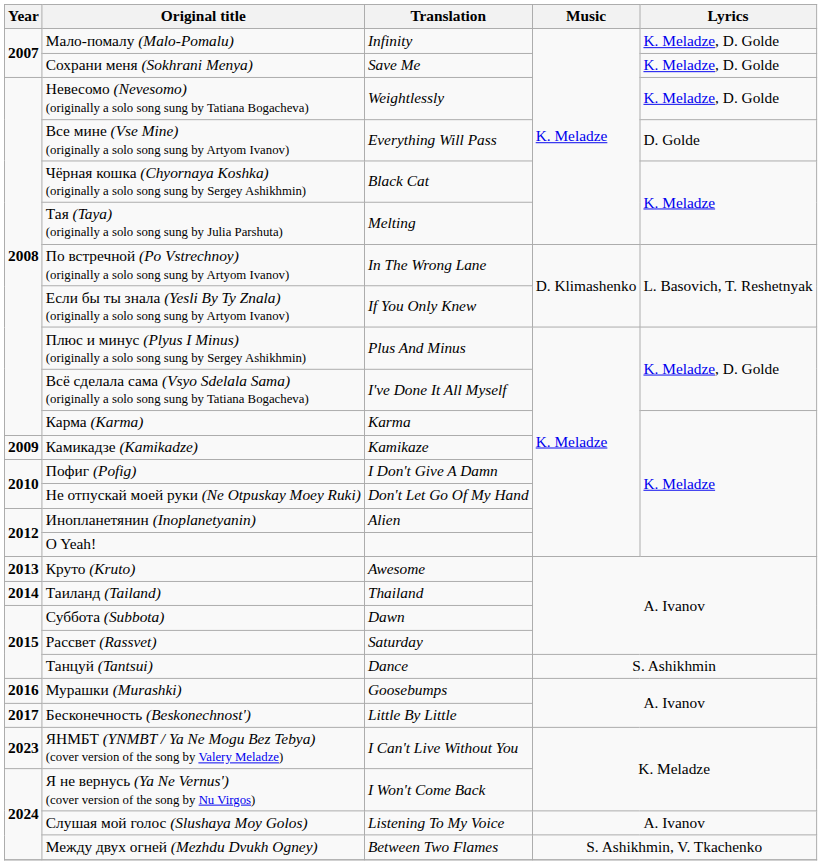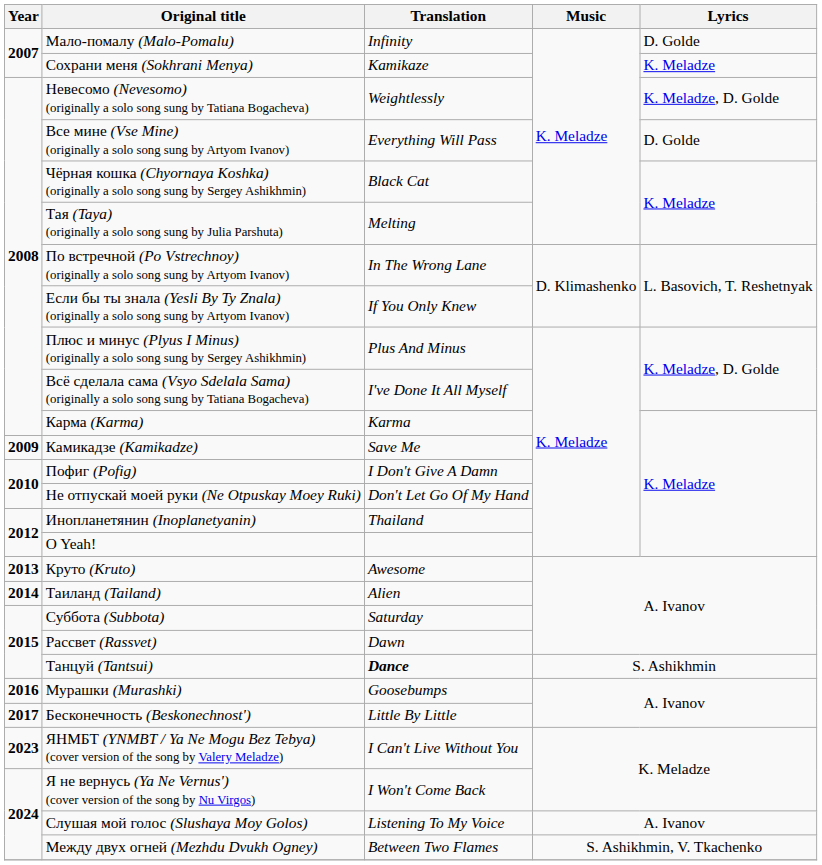(711, 41) K. Meladze, D. Golde -> (672, 41) D. Golde
(394, 65) Save Me -> (398, 65) Kamikaze
(711, 65) K. Meladze, D. Golde -> (679, 65) K. Meladze
(398, 447) Kamikaze -> (394, 447) Save Me
(384, 520) Alien -> (396, 520) Thailand
(396, 593) Thailand -> (384, 593) Alien
(386, 617) Dawn -> (395, 617) Saturday
(395, 642) Saturday -> (386, 642) Dawn
(388, 666) normal -> (388, 666) bold
